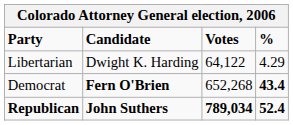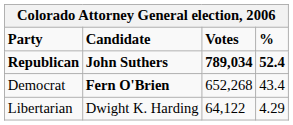rows swapped: (43, 108) <-> (40, 62)
(272, 85) bold -> (272, 85) normal
